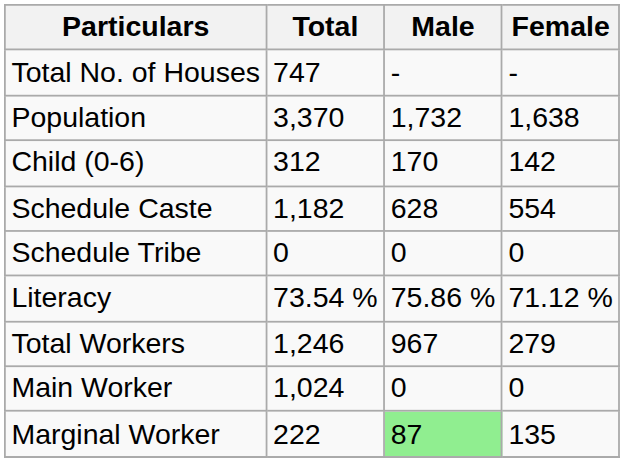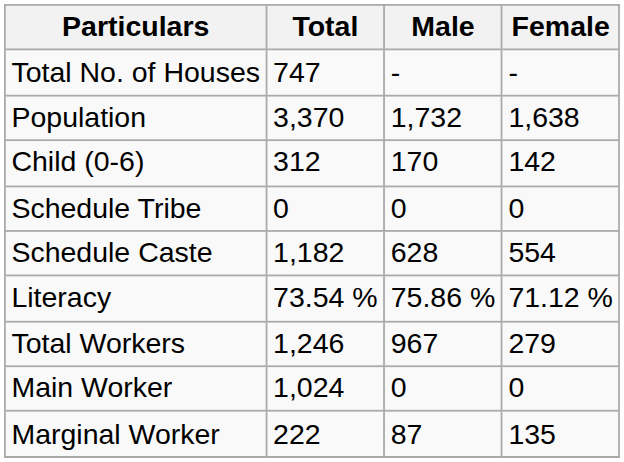rows swapped: (112, 207) <-> (106, 252)
(407, 433) lightgreen background -> (407, 433) no background
